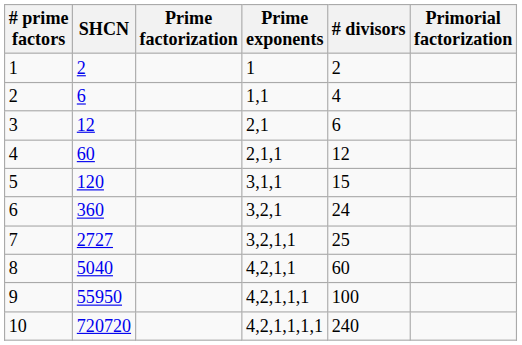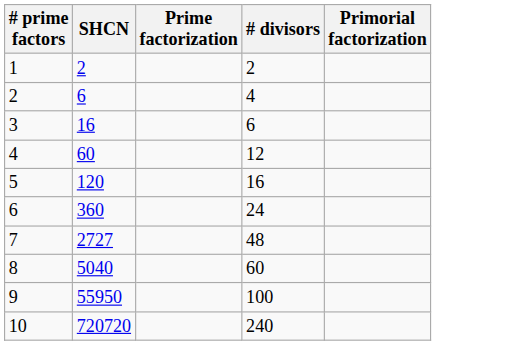- column: (285, 29)
(86, 125) 12 -> (86, 125) 16
(341, 182) 15 -> (255, 182) 16
(341, 239) 25 -> (255, 239) 48
